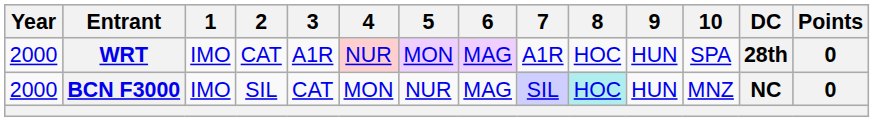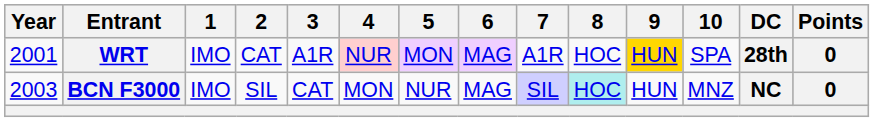(34, 55) 2000 -> (34, 55) 2001
(654, 55) no background -> (654, 55) gold background
(34, 89) 2000 -> (34, 89) 2003
